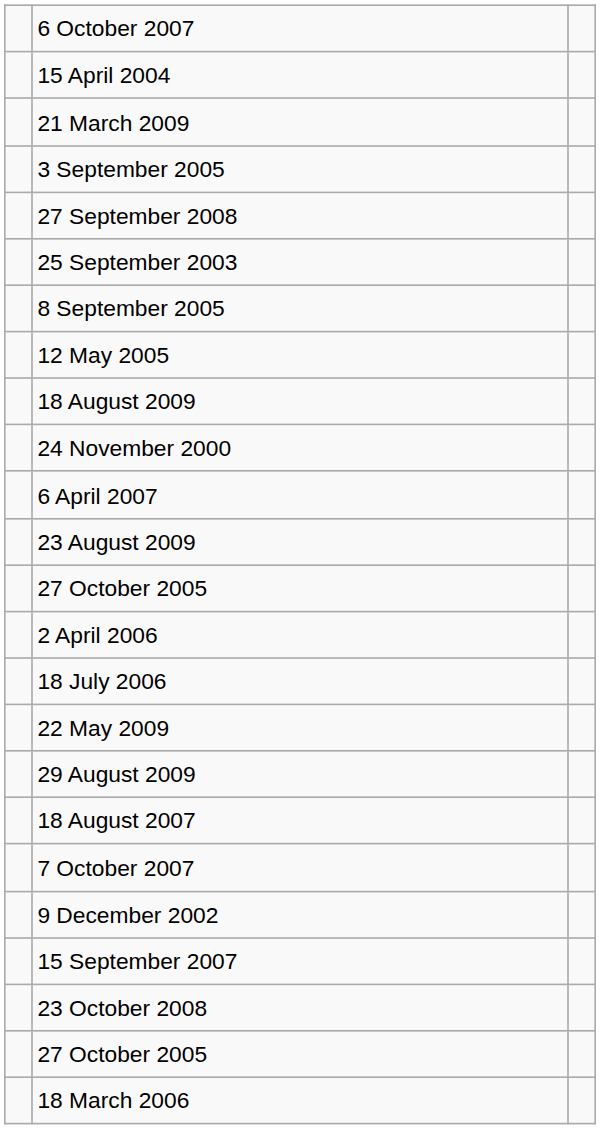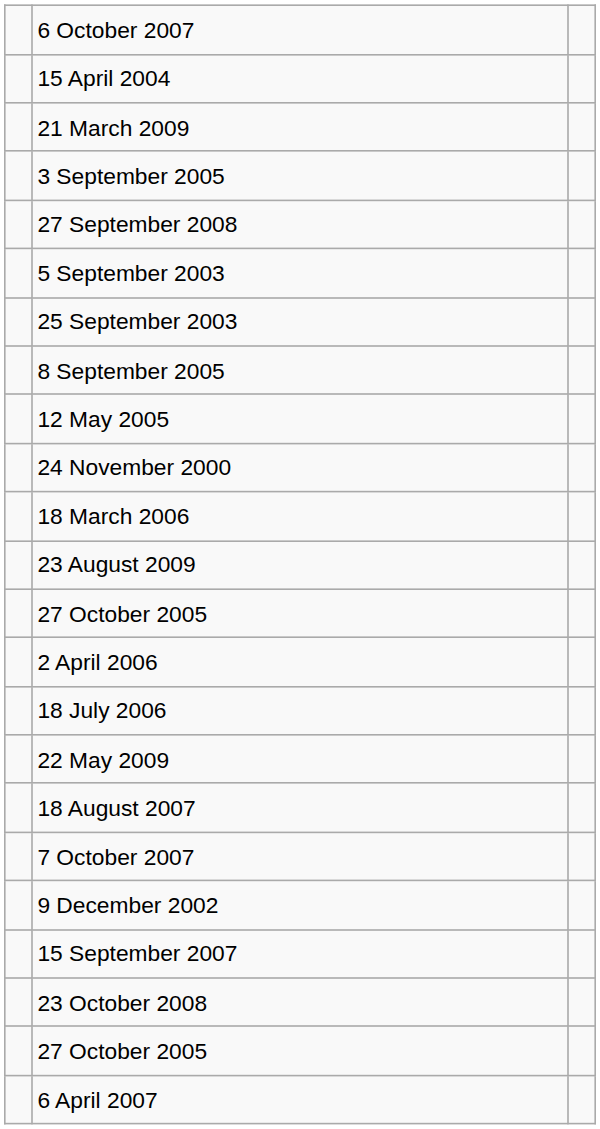+ row: (18, 273)
- row: (18, 402)
rows swapped: (18, 495) <-> (18, 1101)
- row: (18, 774)
